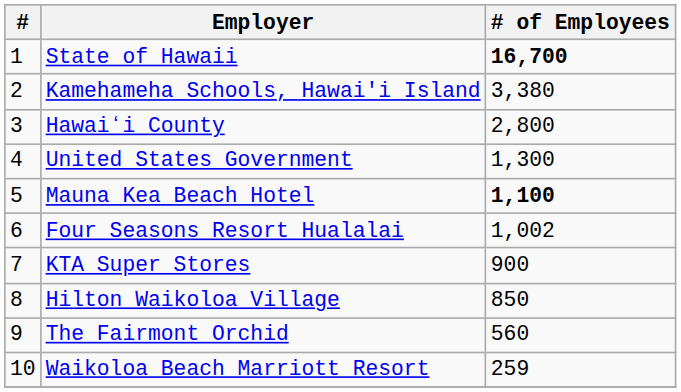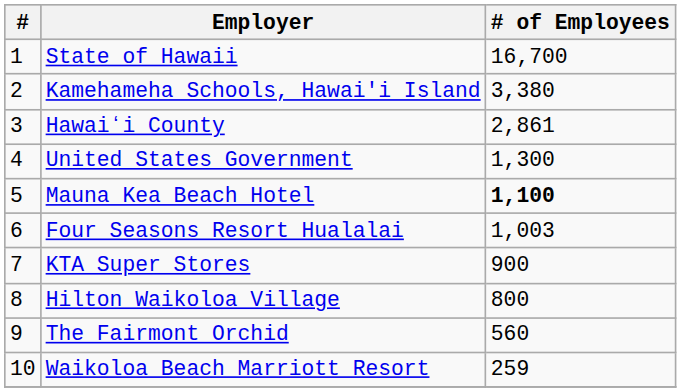(529, 57) bold -> (529, 57) normal
(523, 126) 2,800 -> (523, 126) 2,861
(523, 231) 1,002 -> (523, 231) 1,003
(510, 300) 850 -> (510, 300) 800
